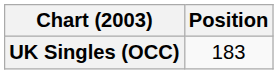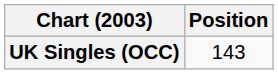(229, 52) 183 -> (229, 52) 143
